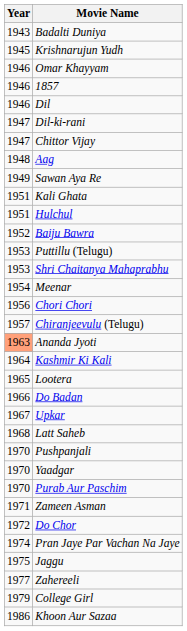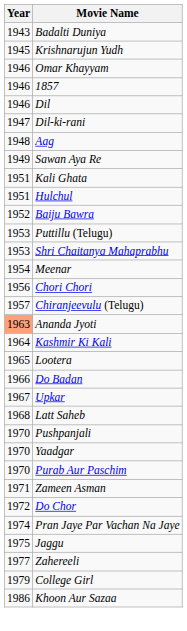- row: (65, 141)
